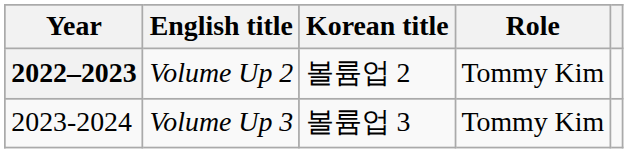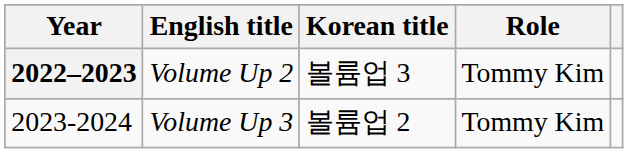(358, 72) 볼륨업 2 -> (358, 72) 볼륨업 3
(358, 121) 볼륨업 3 -> (358, 121) 볼륨업 2
